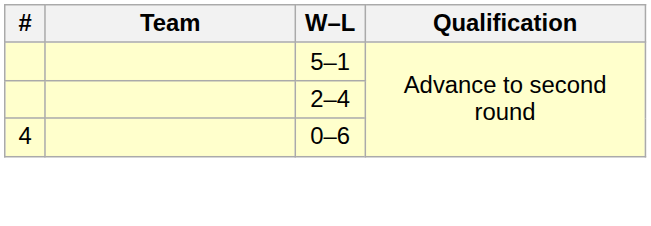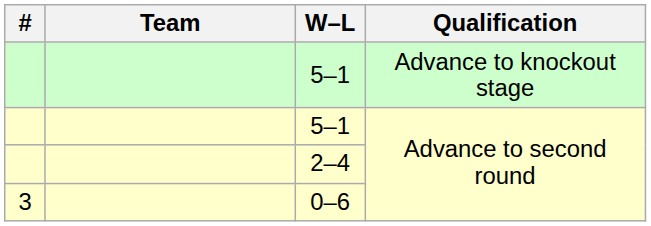+ row: (330, 74)
(25, 136) 4 -> (25, 201) 3
